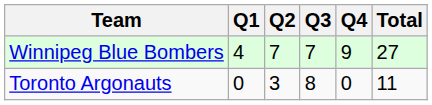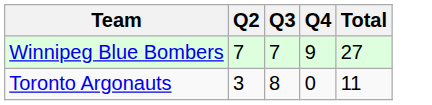- column: (246, 20)
